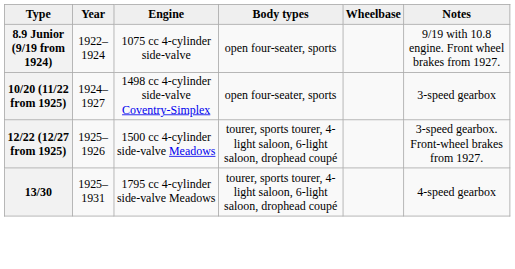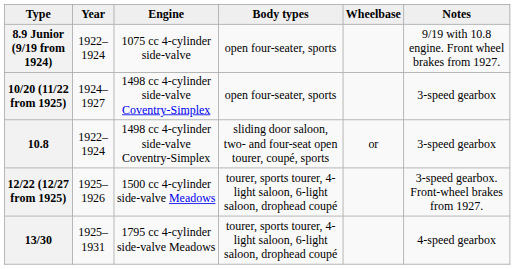+ row: (38, 144)
